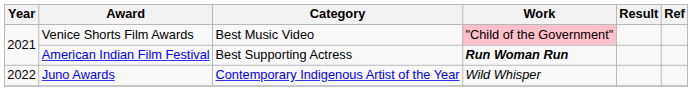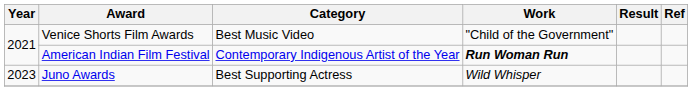(539, 34) pink background -> (539, 34) no background
(284, 55) Best Supporting Actress -> (338, 55) Contemporary Indigenous Artist of the Year
(22, 75) 2022 -> (22, 75) 2023
(338, 75) Contemporary Indigenous Artist of the Year -> (284, 75) Best Supporting Actress
